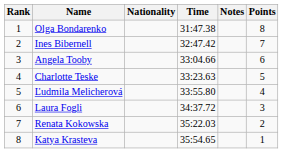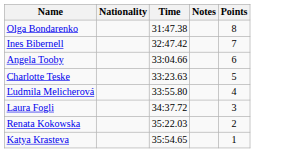- column: (18, 12)
